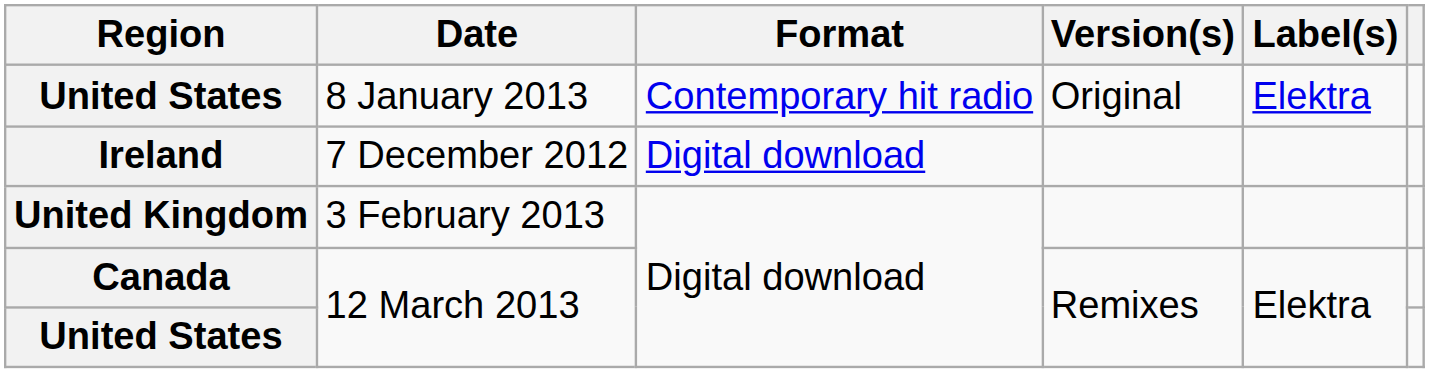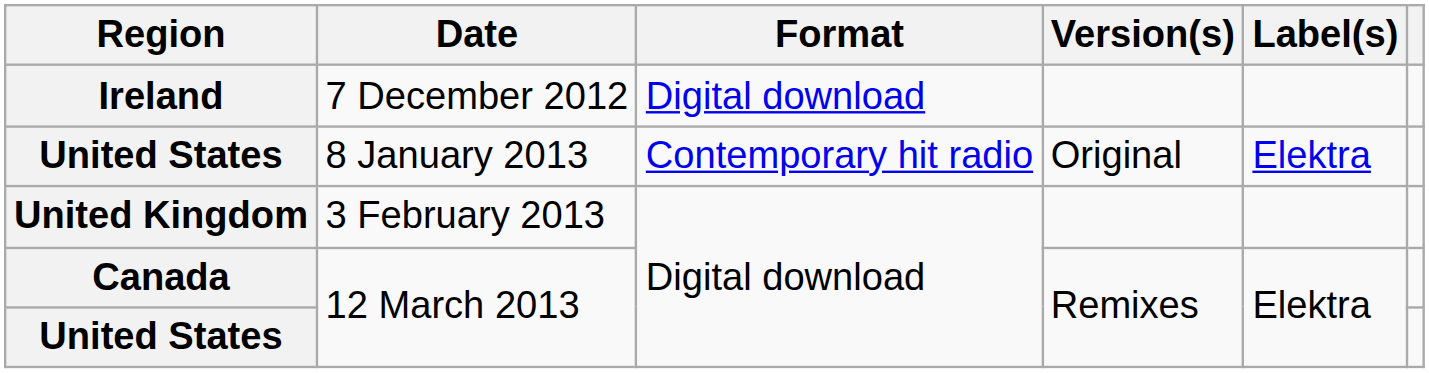rows swapped: (161, 155) <-> (161, 95)
